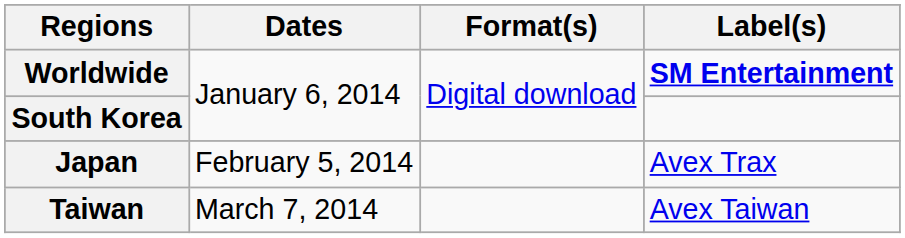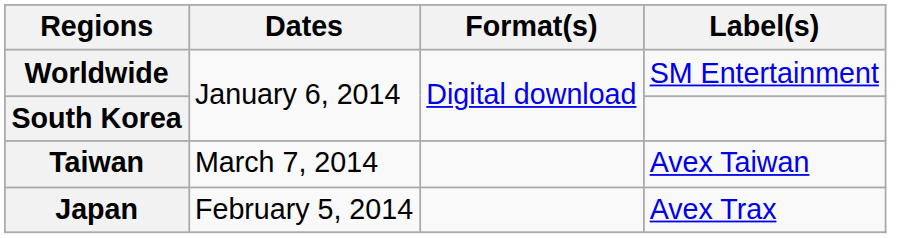(771, 72) bold -> (764, 72) normal
rows swapped: (97, 163) <-> (97, 208)
